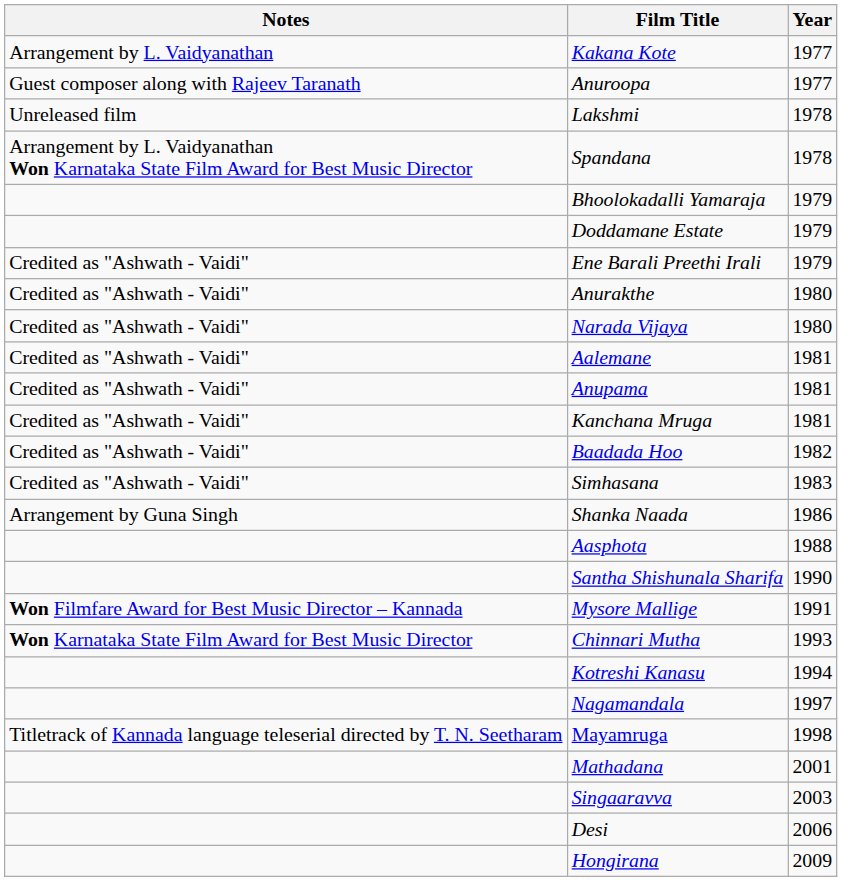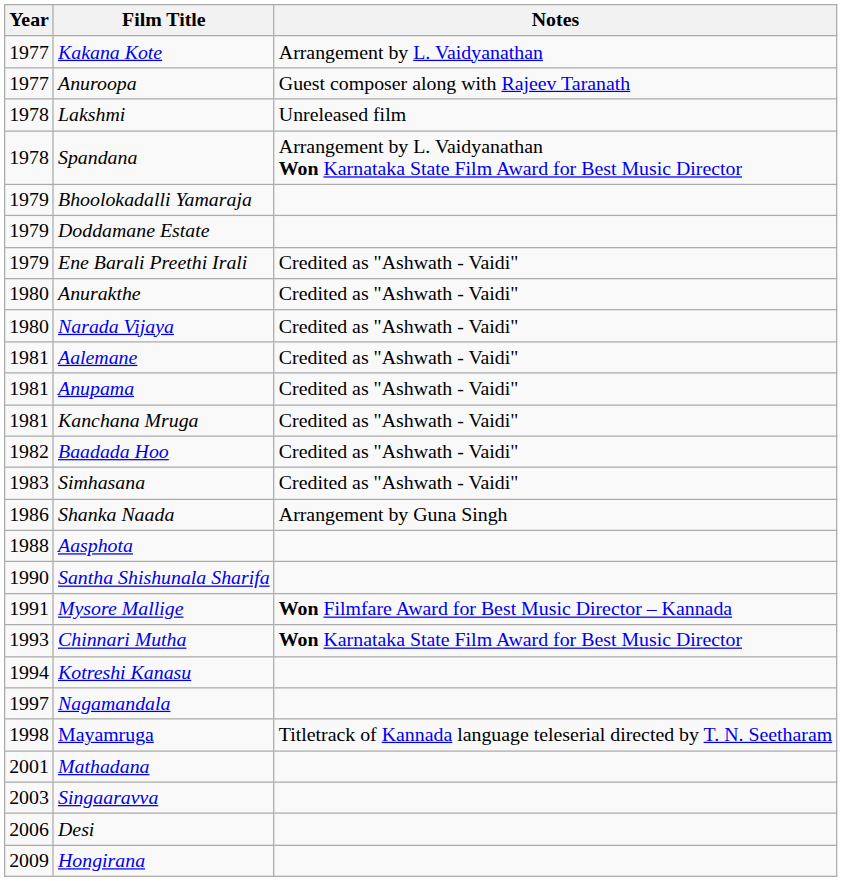columns swapped: (812, 20) <-> (286, 20)
